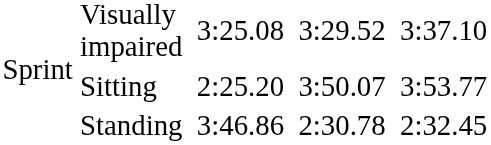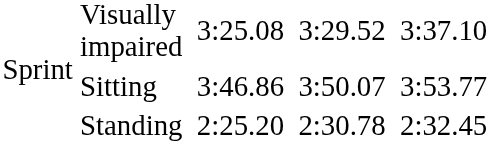(240, 86) 2:25.20 -> (240, 86) 3:46.86
(240, 125) 3:46.86 -> (240, 125) 2:25.20
